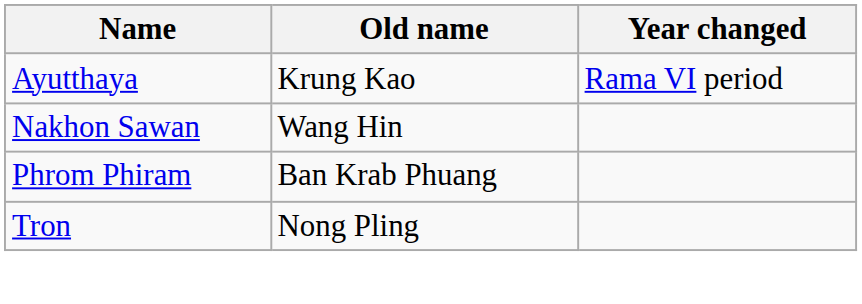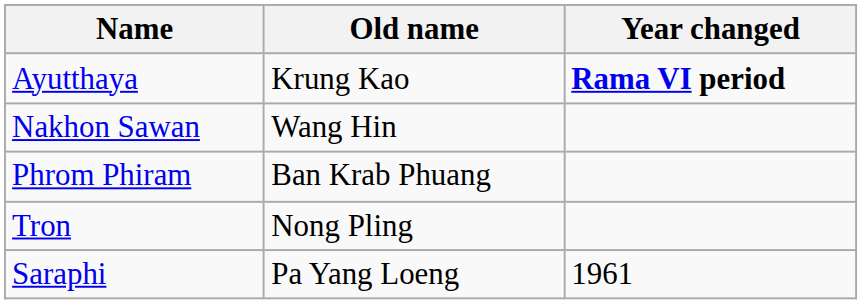(684, 77) normal -> (678, 77) bold
+ row: (59, 273)
